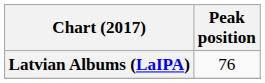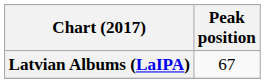(227, 64) 76 -> (227, 64) 67
